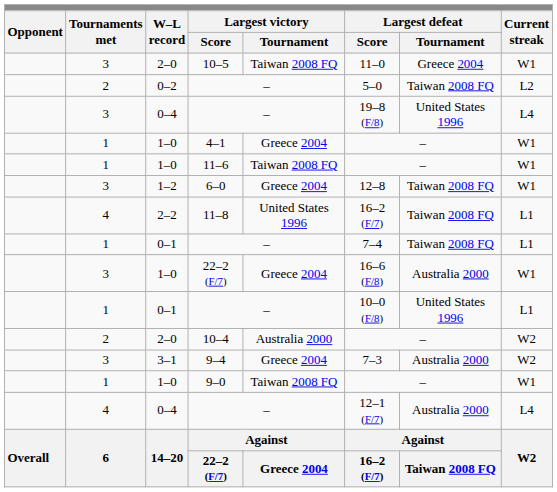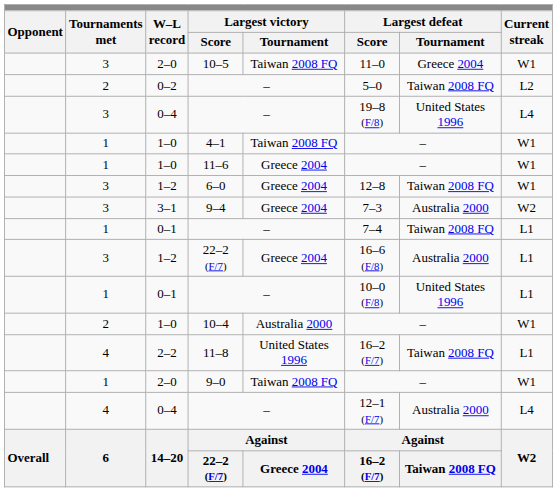(294, 143) Greece 2004 -> (294, 143) Taiwan 2008 FQ
(294, 165) Taiwan 2008 FQ -> (294, 165) Greece 2004
rows swapped: (106, 360) <-> (106, 215)
(167, 273) 1–0 -> (167, 258) 1–2
(527, 273) W1 -> (527, 258) L1
(167, 339) 2–0 -> (167, 324) 1–0
(527, 339) W2 -> (527, 324) W1
(167, 382) 1–0 -> (167, 382) 2–0
